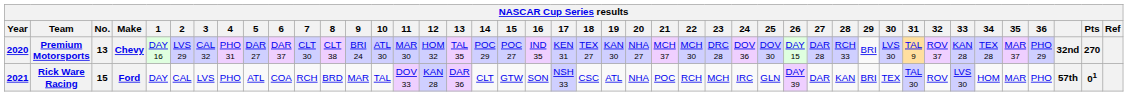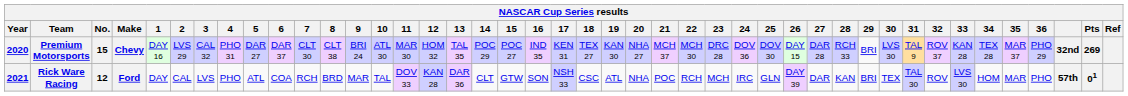(102, 50) 13 -> (102, 50) 15
(1092, 50) 270 -> (1092, 50) 269
(102, 77) 15 -> (102, 77) 12
